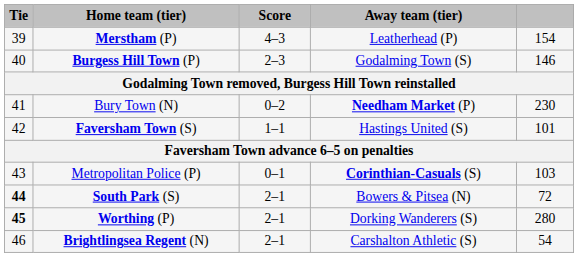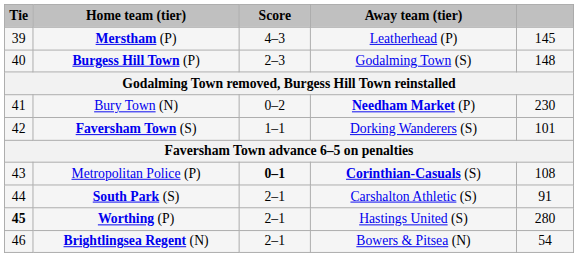(545, 38) 154 -> (545, 38) 145
(545, 61) 146 -> (545, 61) 148
(413, 128) Hastings United (S) -> (413, 128) Dorking Wanderers (S)
(275, 174) normal -> (275, 174) bold
(545, 174) 103 -> (545, 174) 108
(19, 196) bold -> (19, 196) normal
(413, 196) Bowers & Pitsea (N) -> (413, 196) Carshalton Athletic (S)
(545, 196) 72 -> (545, 196) 91
(413, 219) Dorking Wanderers (S) -> (413, 219) Hastings United (S)
(413, 241) Carshalton Athletic (S) -> (413, 241) Bowers & Pitsea (N)
